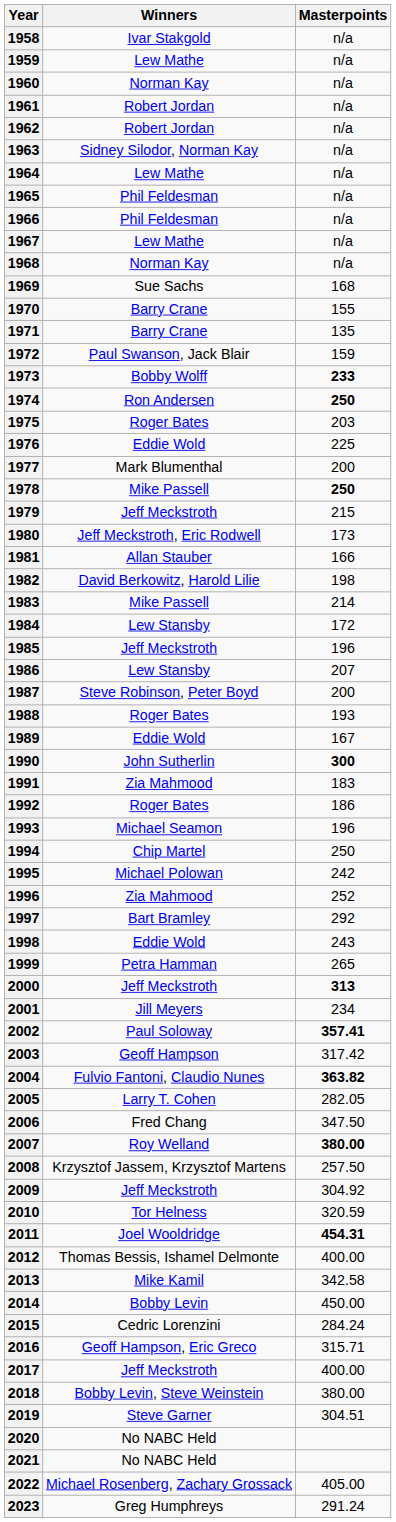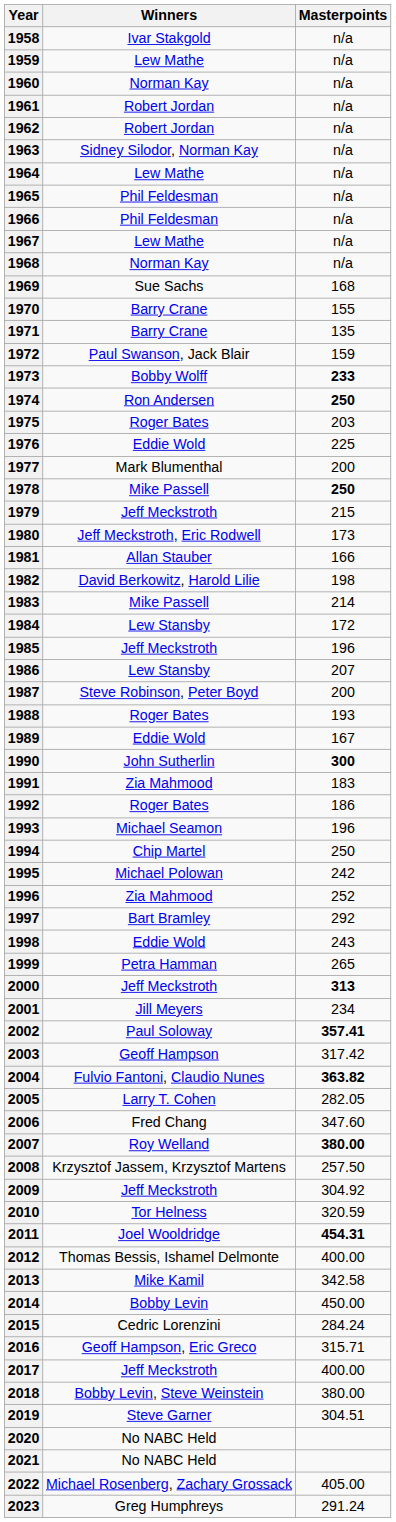(343, 1122) 347.50 -> (343, 1122) 347.60
